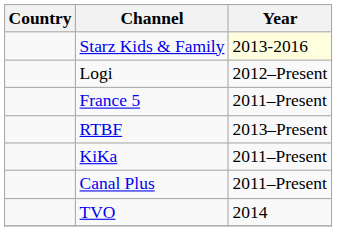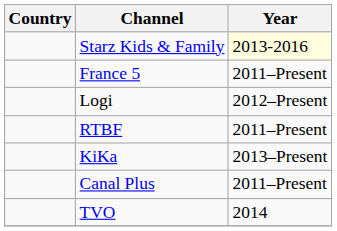rows swapped: (110, 101) <-> (96, 73)
(280, 128) 2013–Present -> (280, 128) 2011–Present
(280, 156) 2011–Present -> (280, 156) 2013–Present
